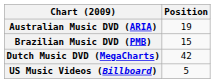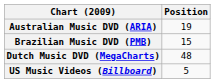(186, 56) 42 -> (186, 56) 48
